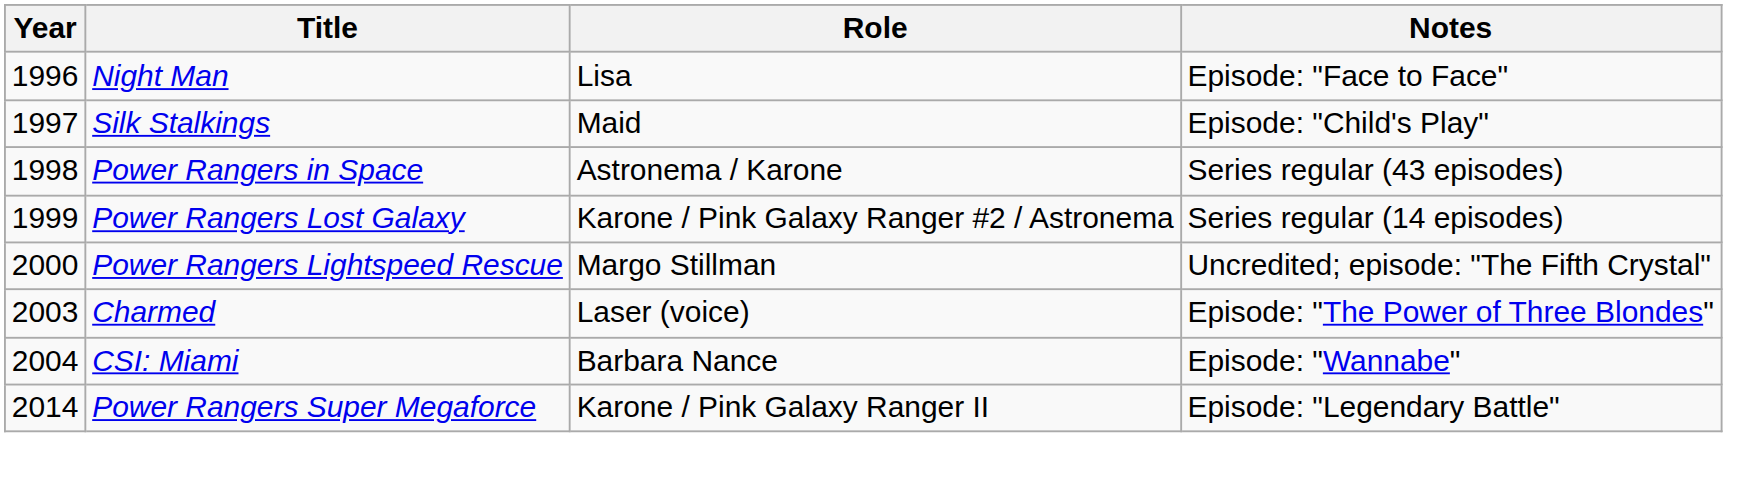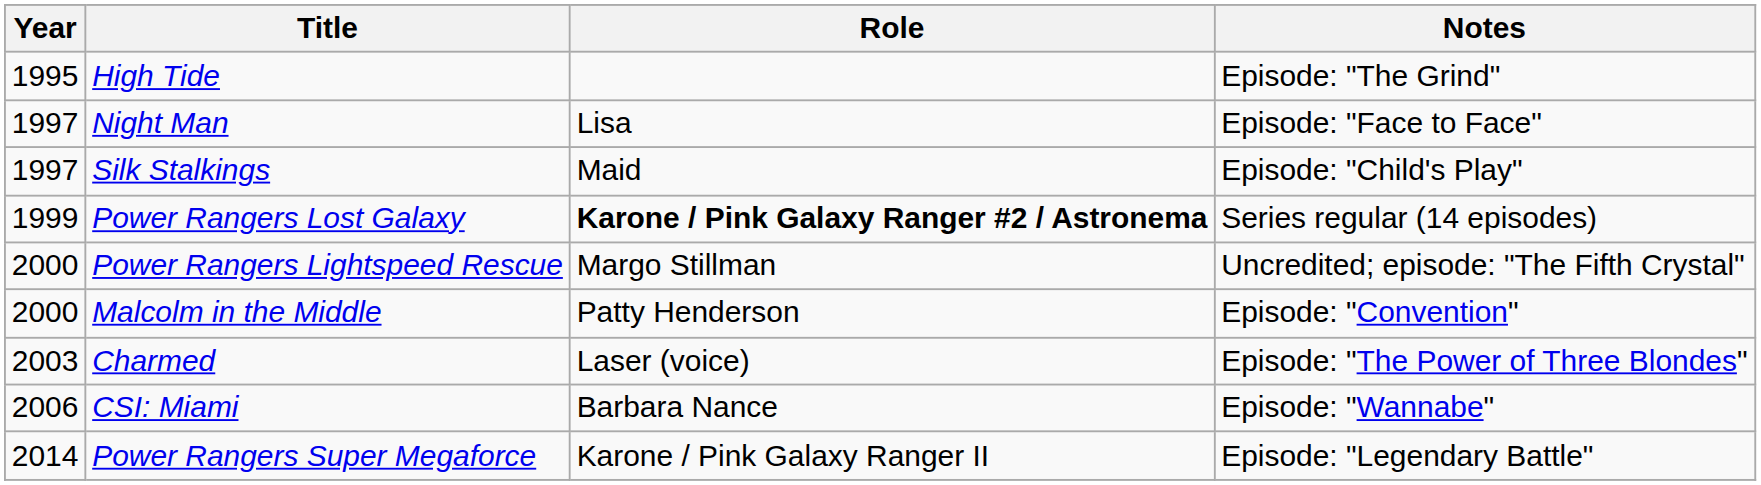+ row: (156, 75)
(45, 75) 1996 -> (45, 123) 1997
- row: (258, 170)
(875, 218) normal -> (892, 218) bold
+ row: (237, 312)
(45, 360) 2004 -> (45, 407) 2006
